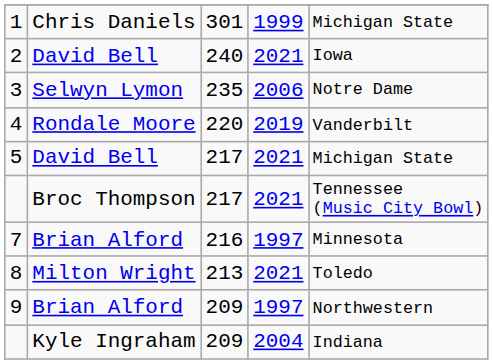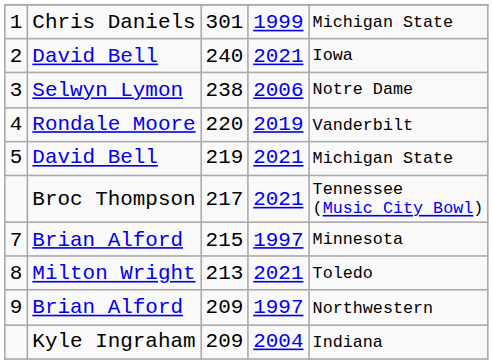(224, 90) 235 -> (224, 90) 238
(224, 158) 217 -> (224, 158) 219
(224, 239) 216 -> (224, 239) 215
